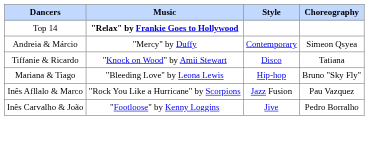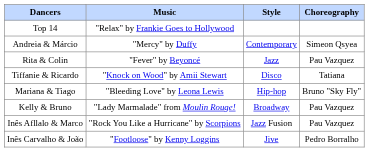(165, 28) bold -> (165, 28) normal
+ row: (45, 60)
+ row: (45, 107)
